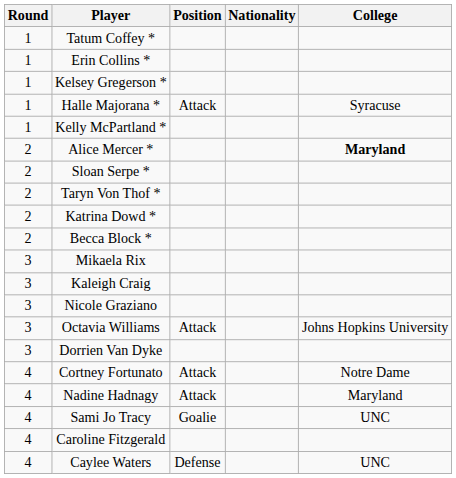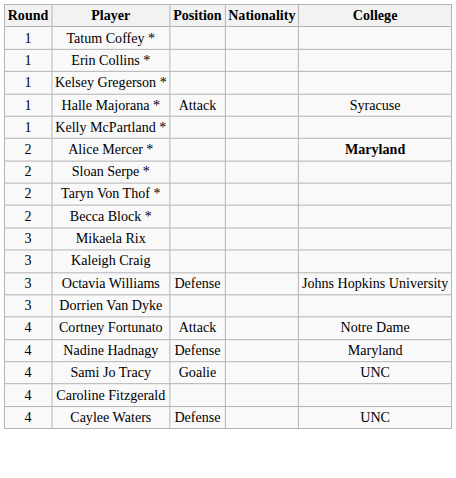- row: (111, 216)
- row: (111, 305)
(197, 328) Attack -> (197, 283) Defense
(197, 395) Attack -> (197, 350) Defense
